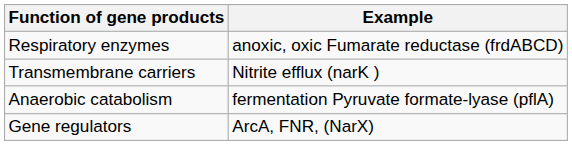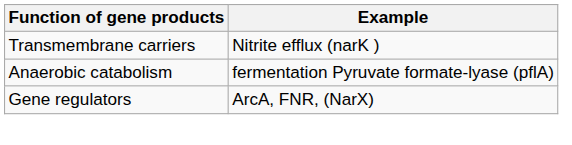- row: (89, 45)
